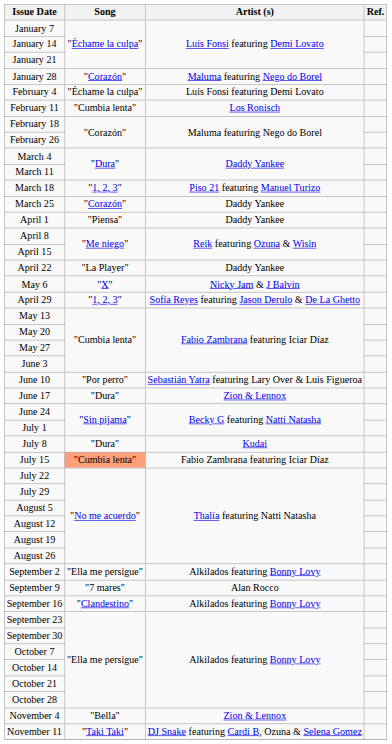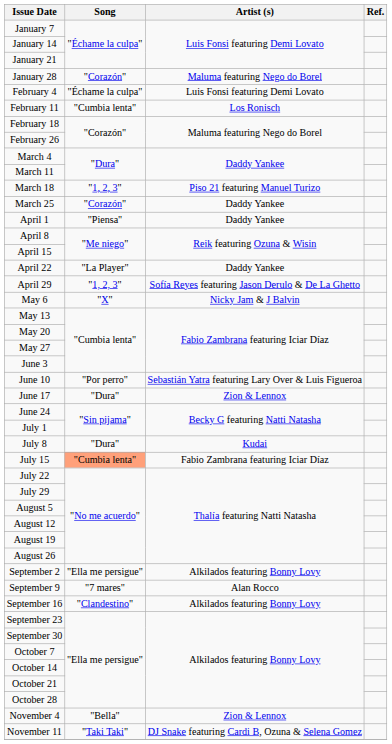rows swapped: (34, 300) <-> (34, 284)
